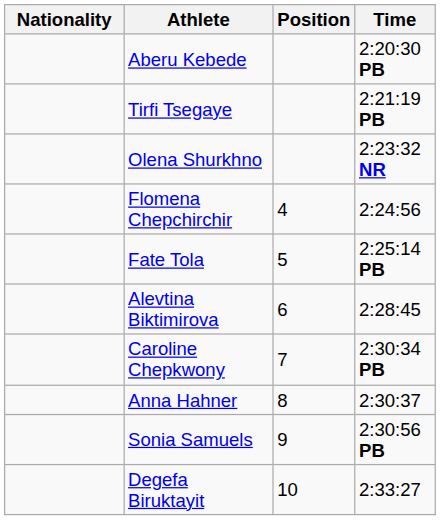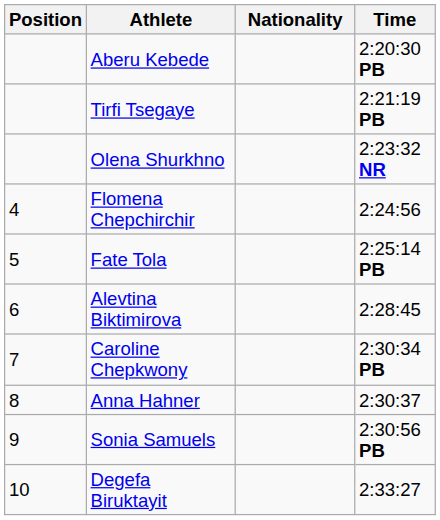columns swapped: (314, 19) <-> (64, 19)
